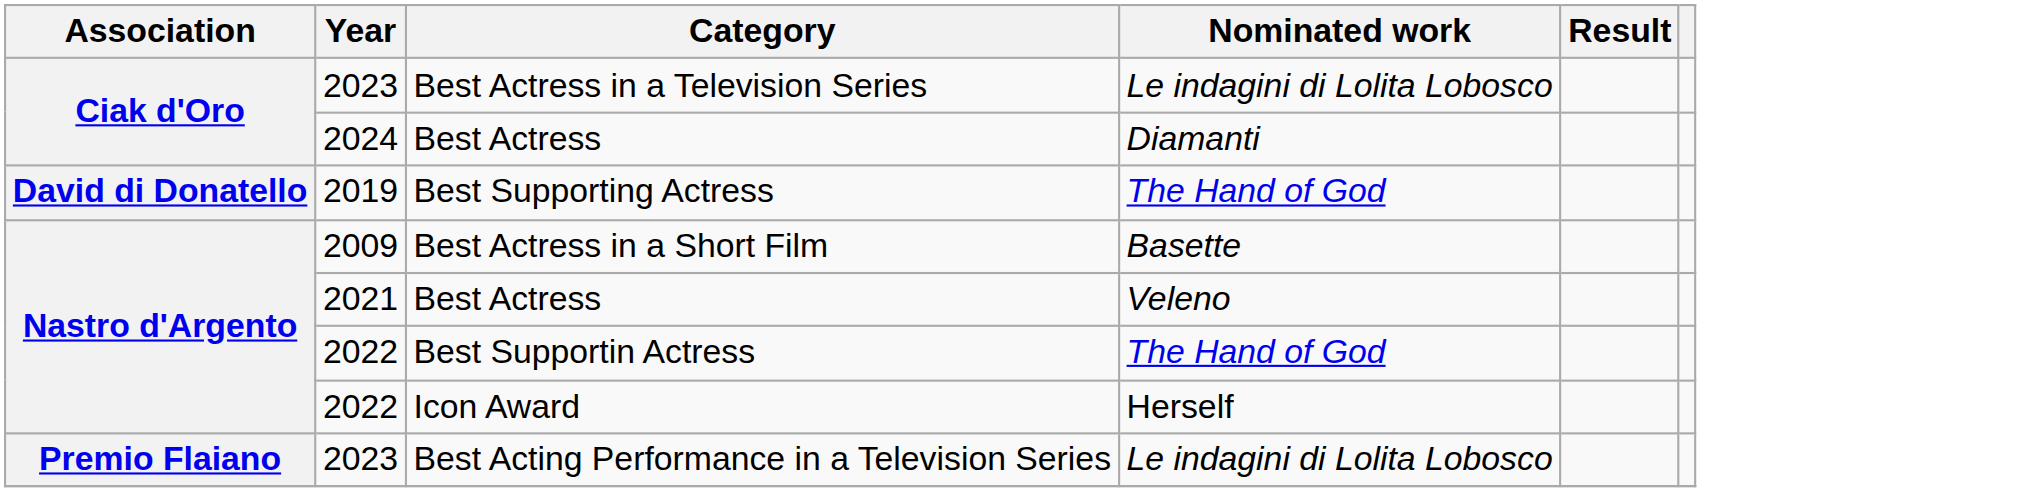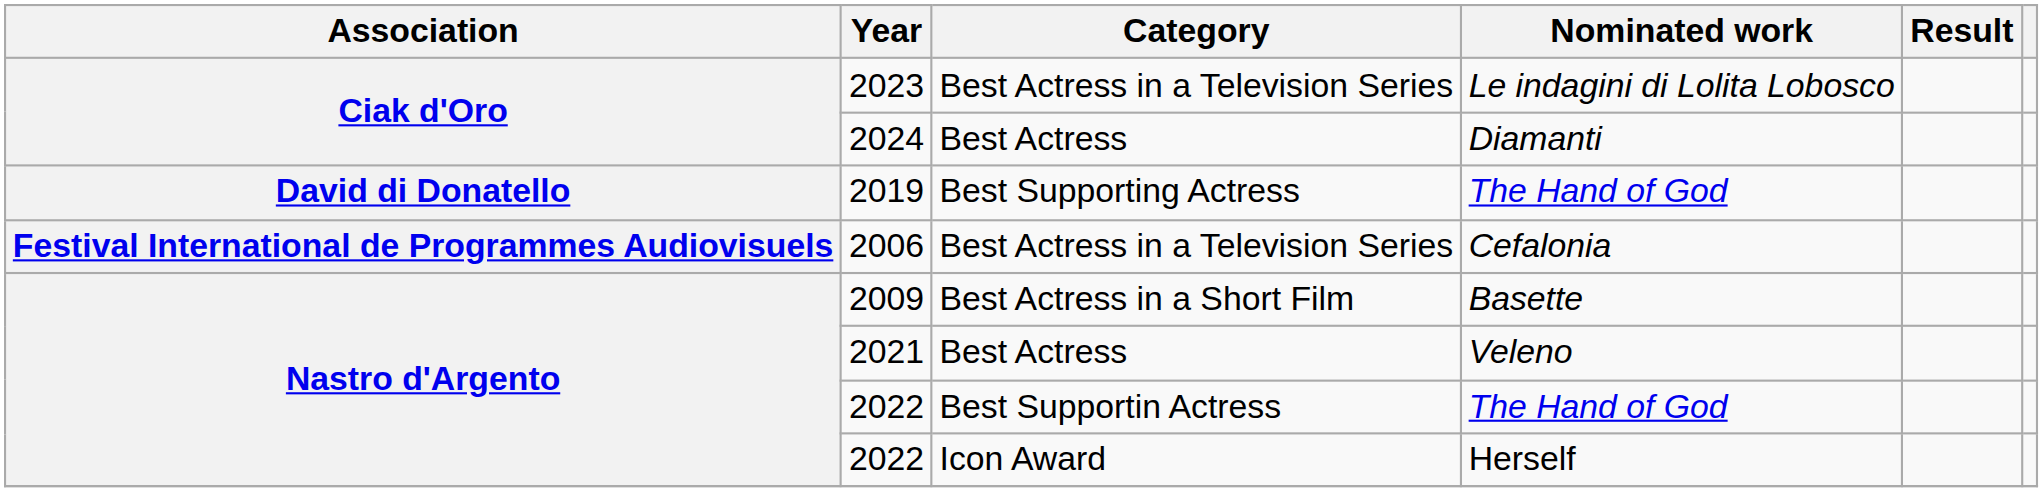+ row: (1196, 245)
- row: (762, 459)
